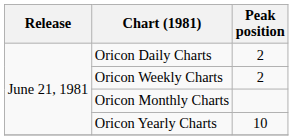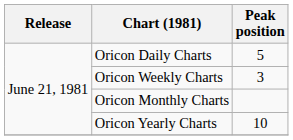(260, 54) 2 -> (260, 54) 5
(260, 77) 2 -> (260, 77) 3
